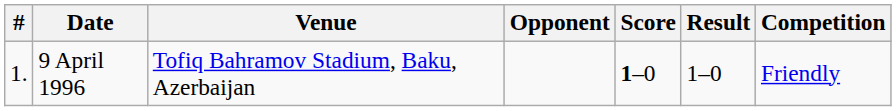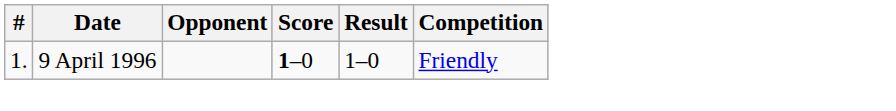- column: (326, 23)
